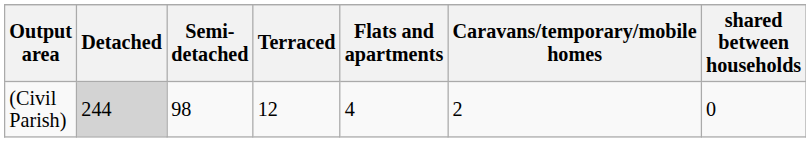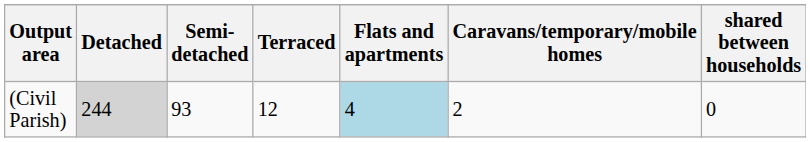(181, 109) 98 -> (181, 109) 93
(350, 109) no background -> (350, 109) lightblue background
